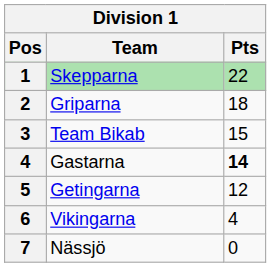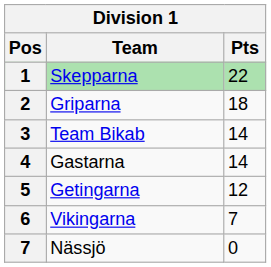(238, 133) 15 -> (238, 133) 14
(238, 162) bold -> (238, 162) normal
(233, 219) 4 -> (233, 219) 7
